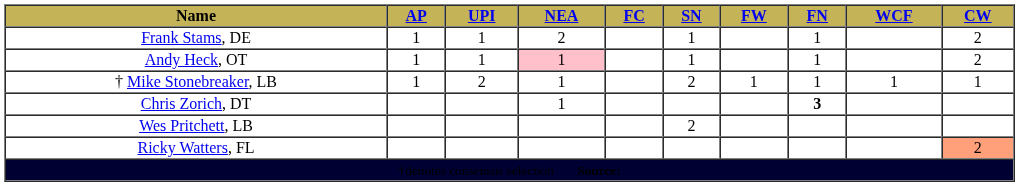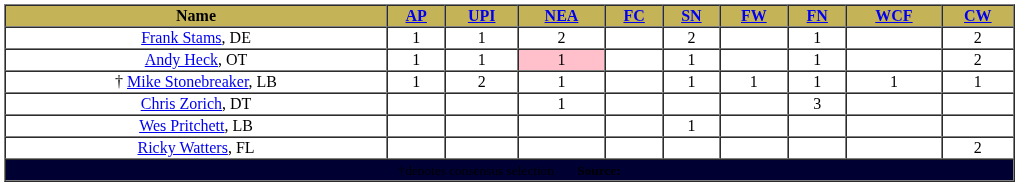(691, 38) 1 -> (691, 38) 2
(691, 82) 2 -> (691, 82) 1
(817, 104) bold -> (817, 104) normal
(691, 126) 2 -> (691, 126) 1
(978, 148) lightsalmon background -> (978, 148) no background
